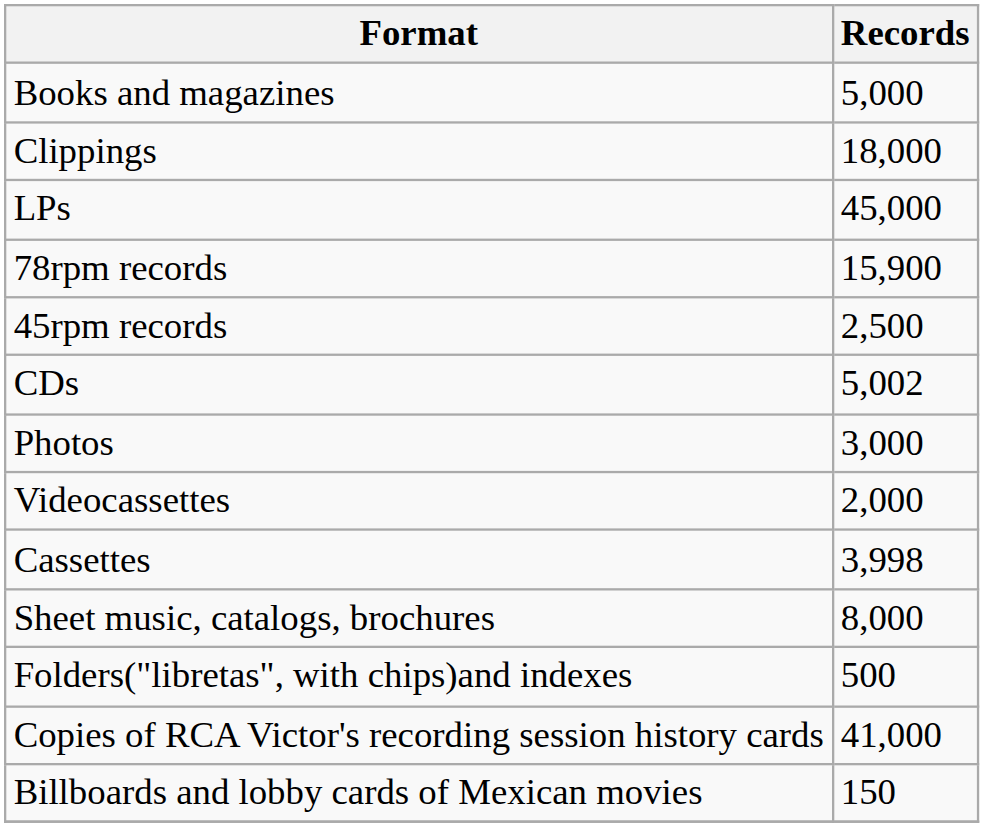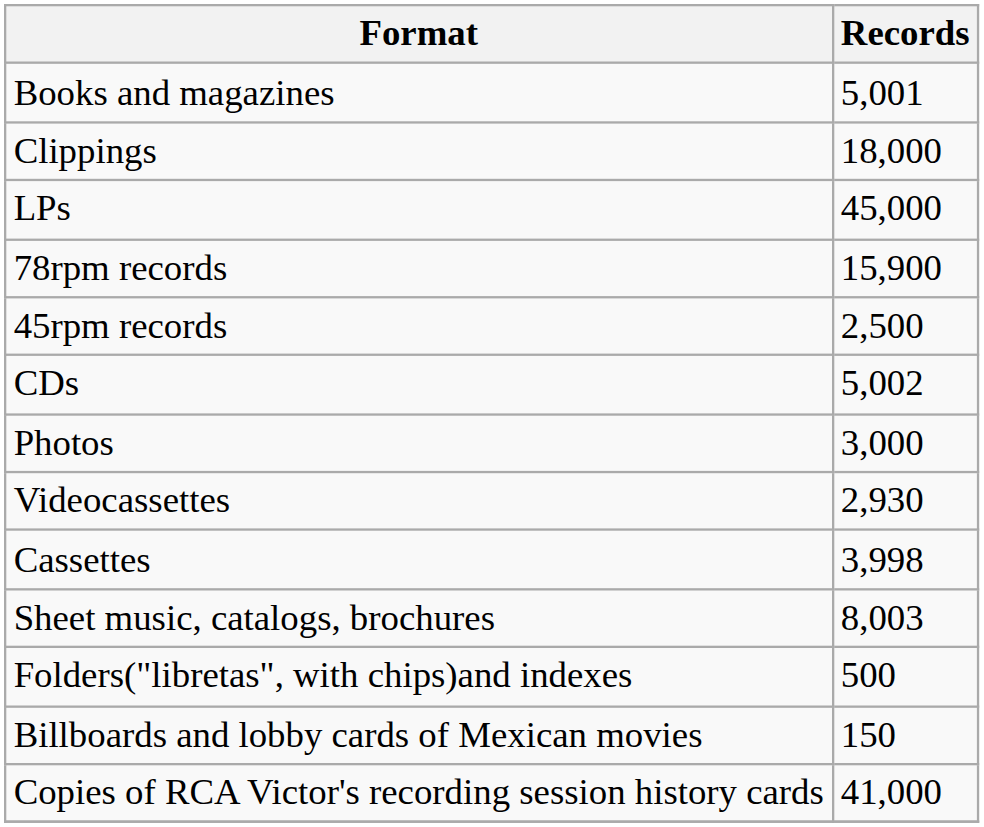(882, 92) 5,000 -> (882, 92) 5,001
(882, 500) 2,000 -> (882, 500) 2,930
(882, 617) 8,000 -> (882, 617) 8,003
rows swapped: (419, 734) <-> (358, 792)
